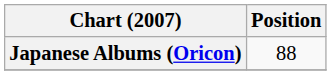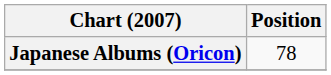(286, 53) 88 -> (286, 53) 78
